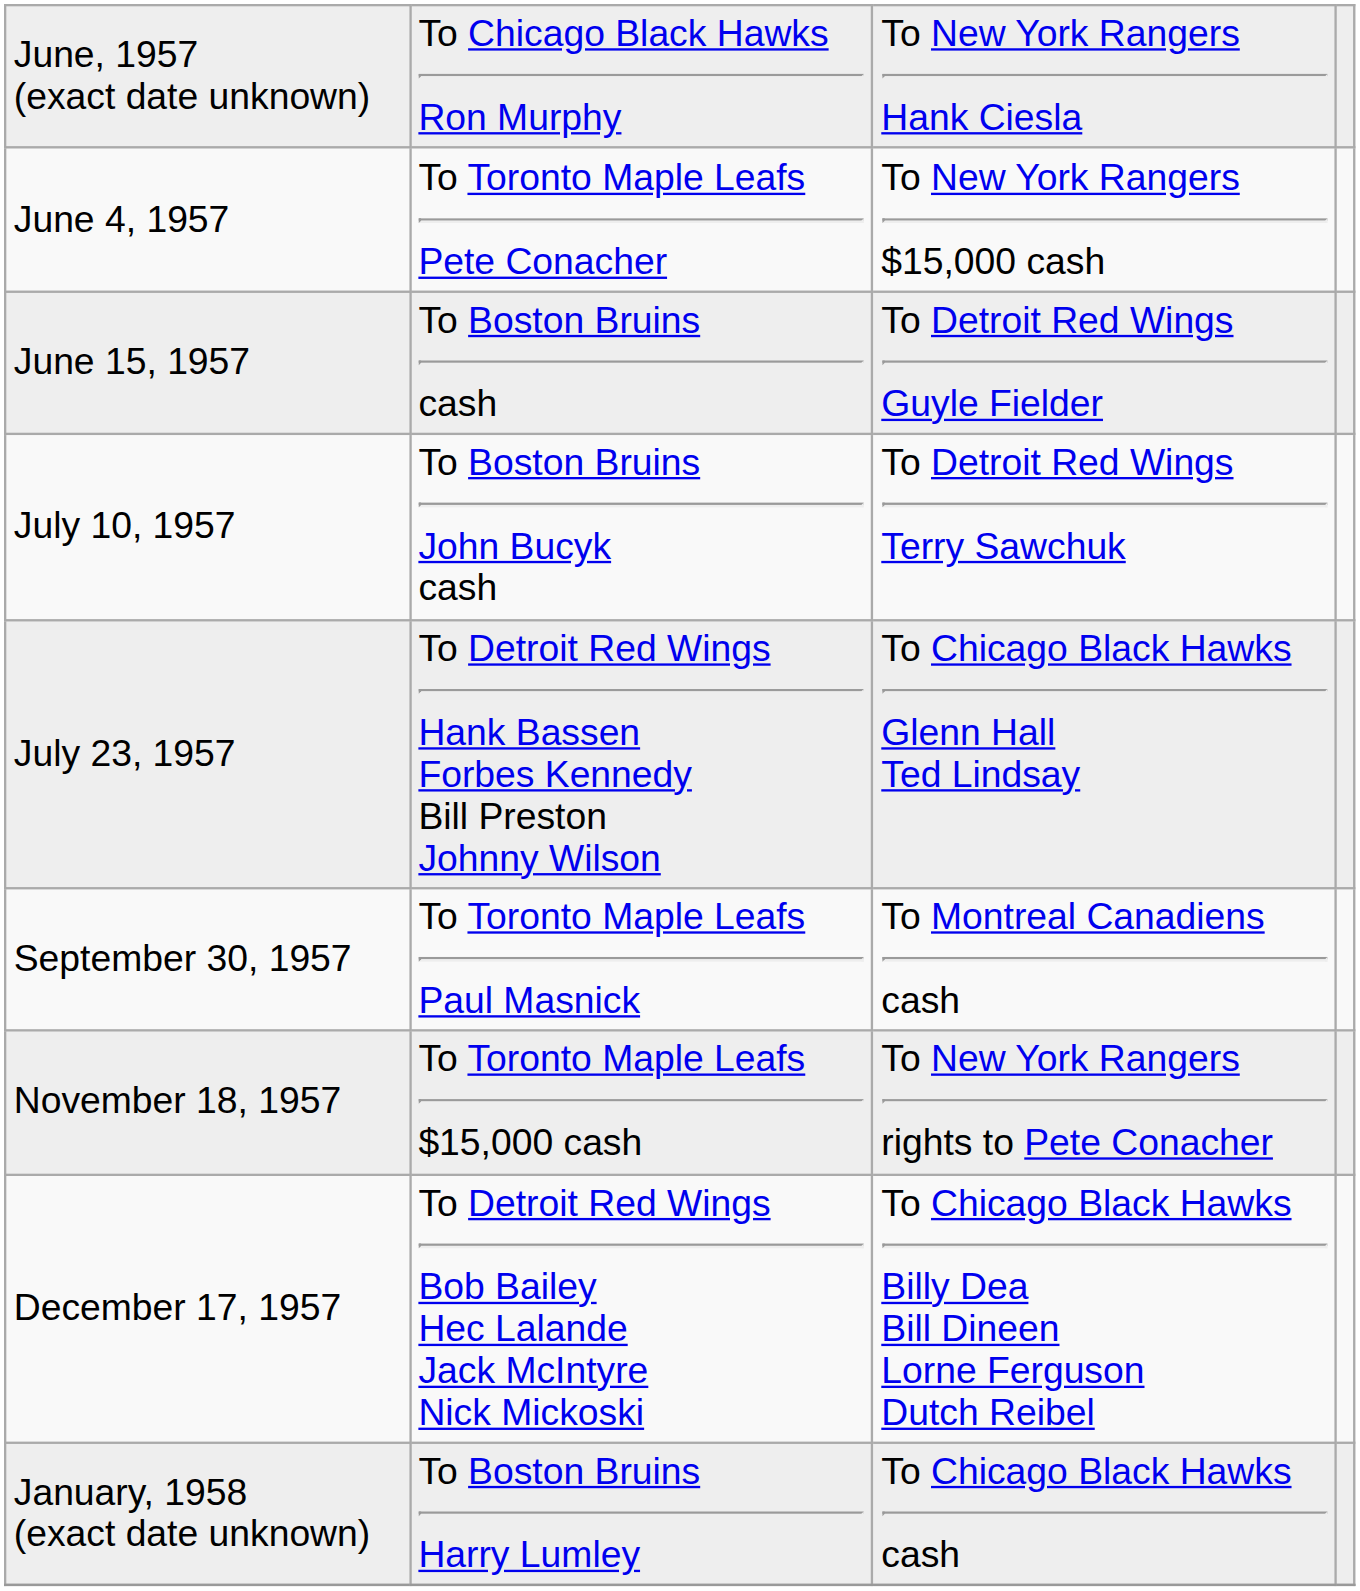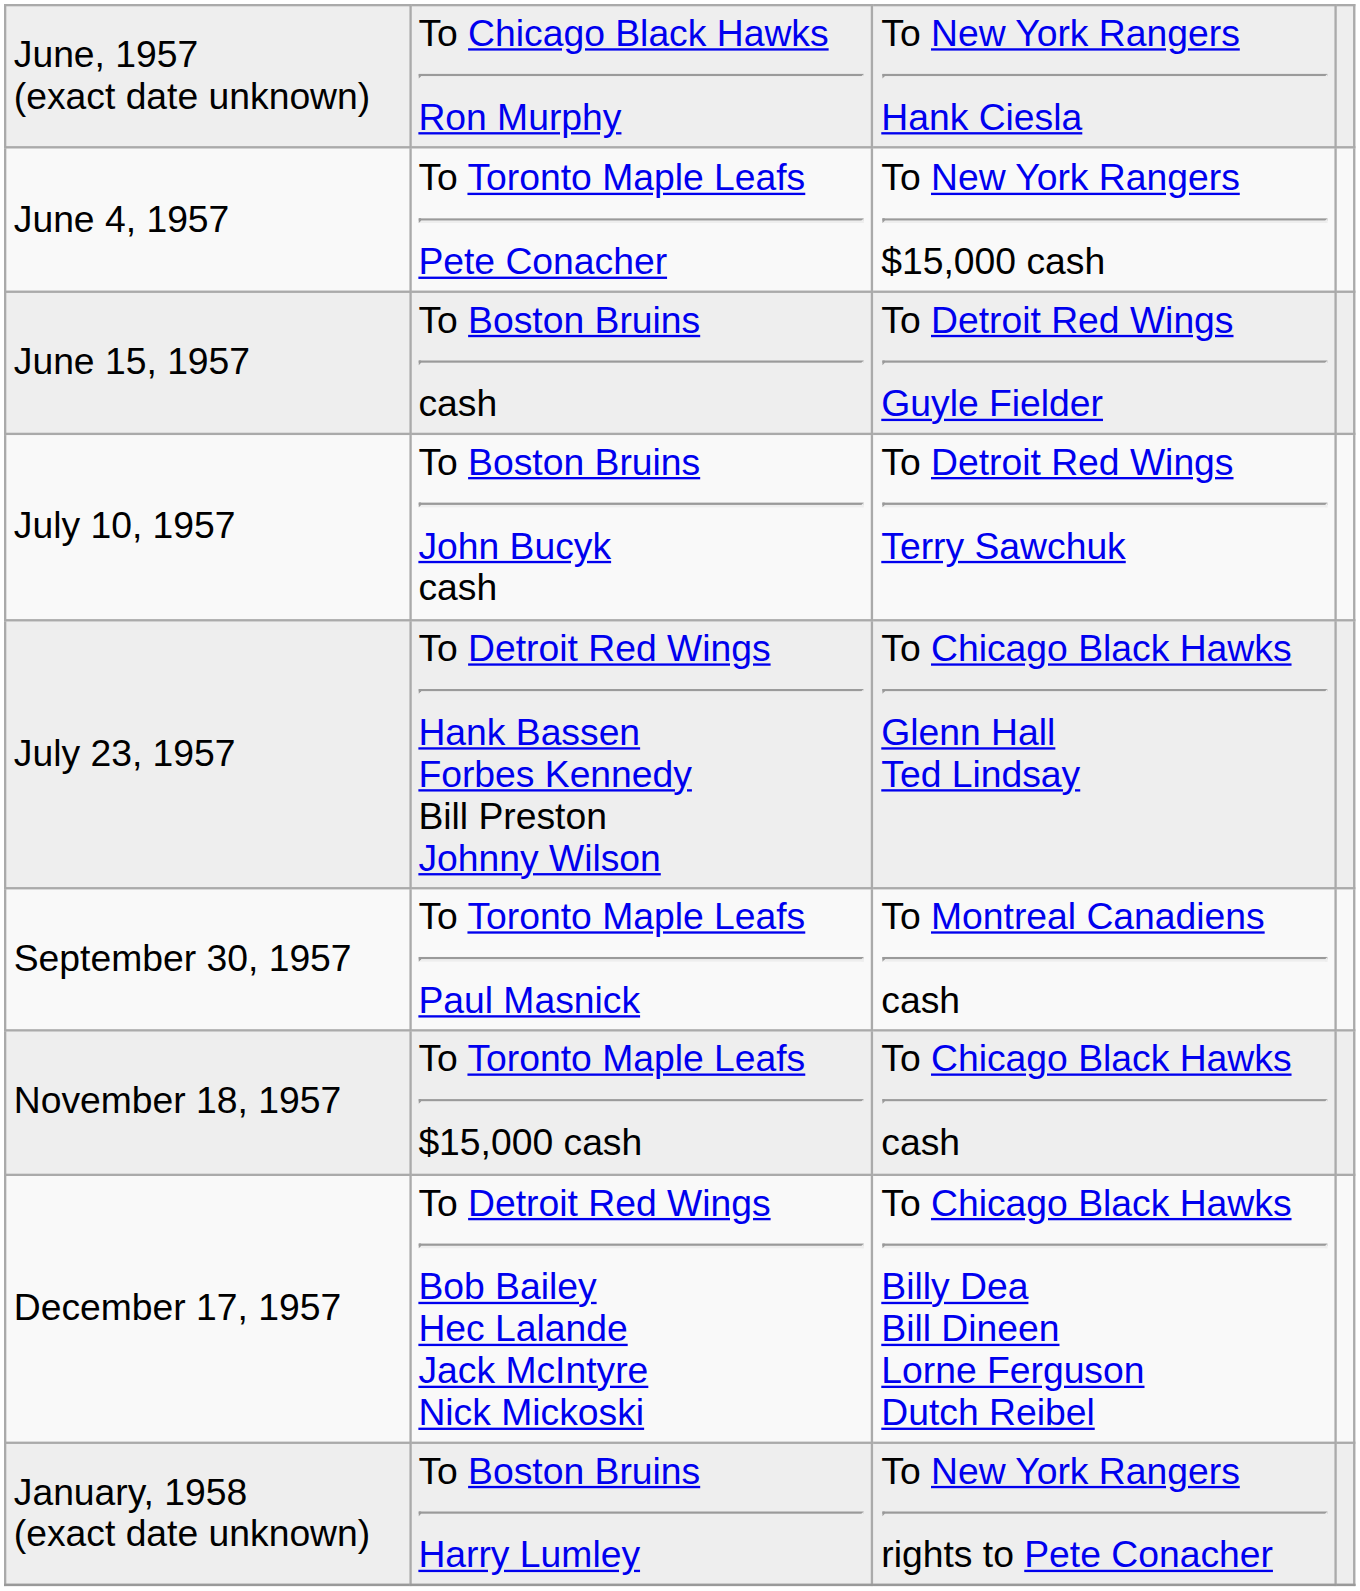(1104, 1101) To New York Rangers rights to Pete Conacher -> (1104, 1101) To Chicago Black Hawks cash
(1104, 1513) To Chicago Black Hawks cash -> (1104, 1513) To New York Rangers rights to Pete Conacher
